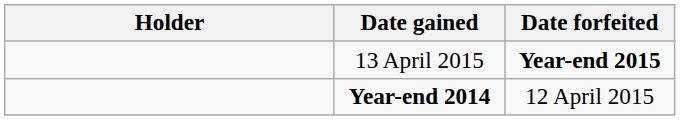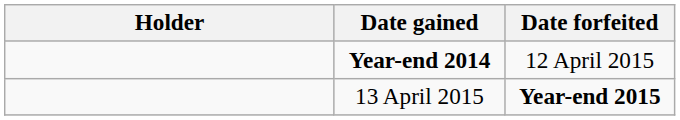rows swapped: (420, 96) <-> (420, 59)
